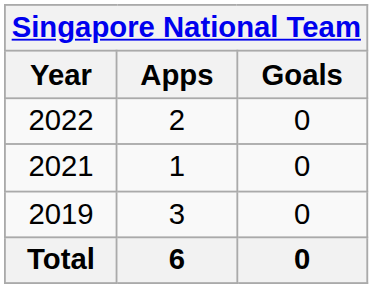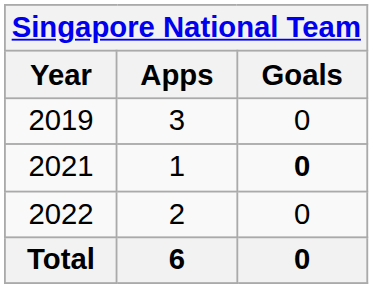rows swapped: (61, 213) <-> (61, 120)
(302, 167) normal -> (302, 167) bold
